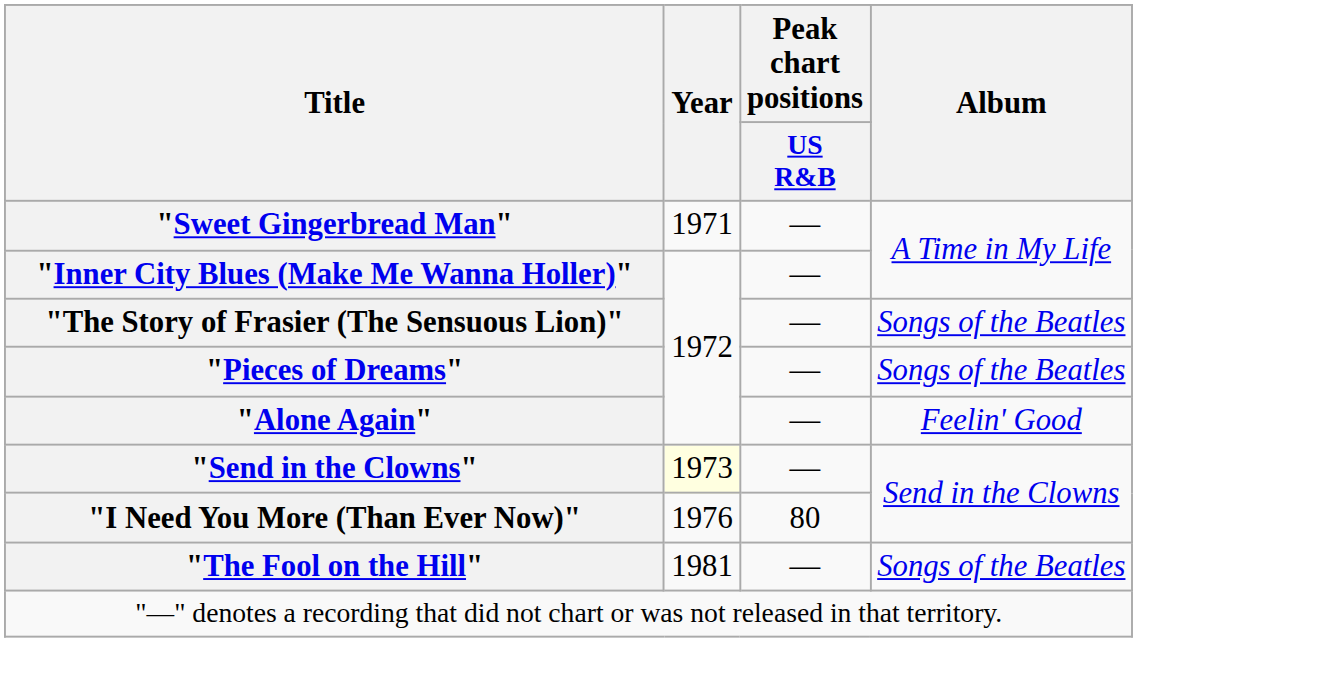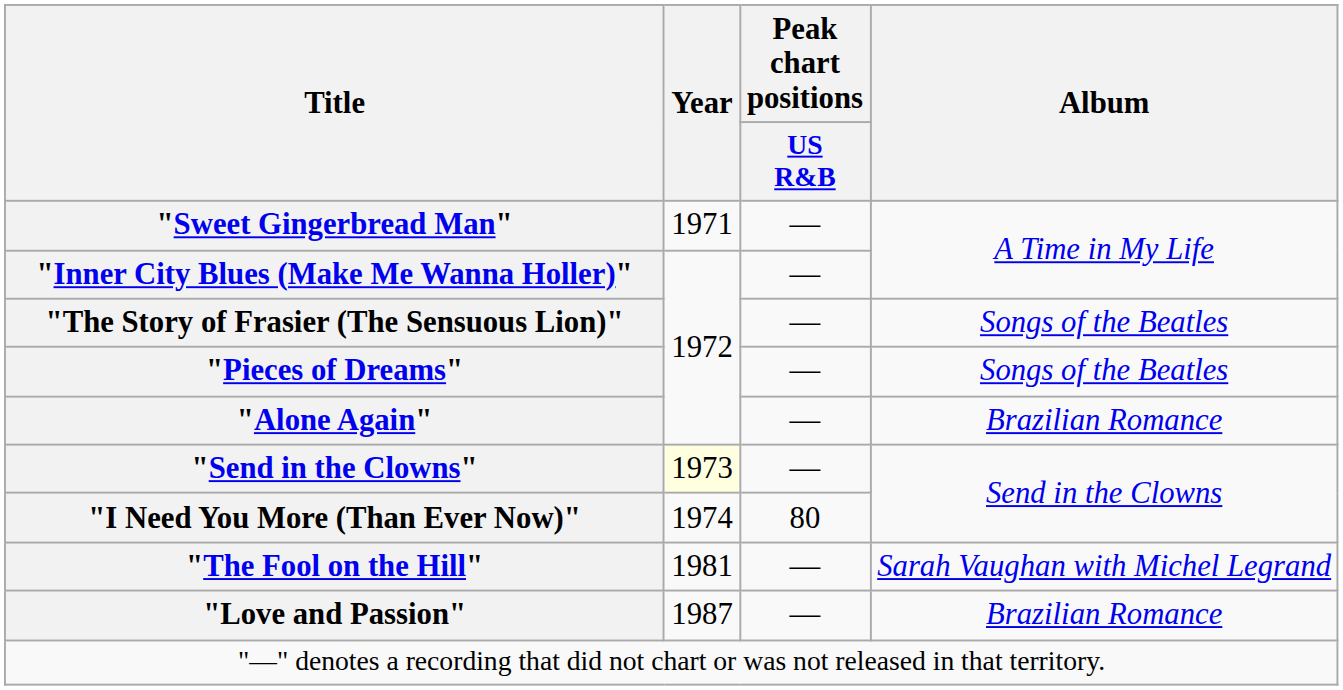(1001, 419) Feelin' Good -> (1104, 419) Brazilian Romance
(702, 517) 1976 -> (702, 517) 1974
(1001, 565) Songs of the Beatles -> (1104, 565) Sarah Vaughan with Michel Legrand
+ row: (335, 614)
